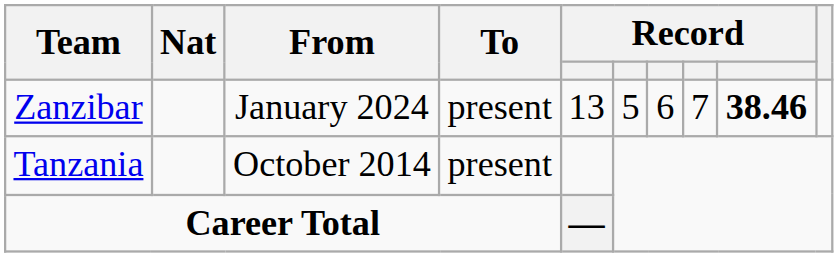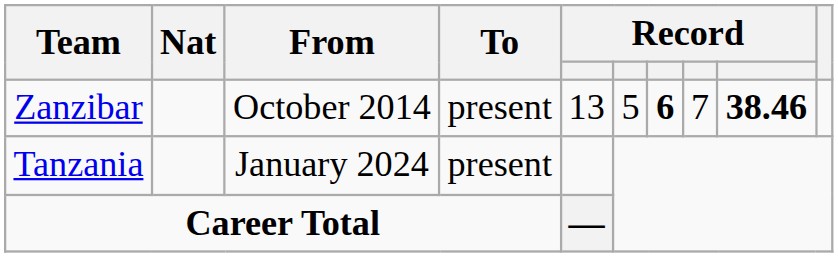(332, 107) January 2024 -> (332, 107) October 2014
(665, 107) normal -> (665, 107) bold
(332, 164) October 2014 -> (332, 164) January 2024
